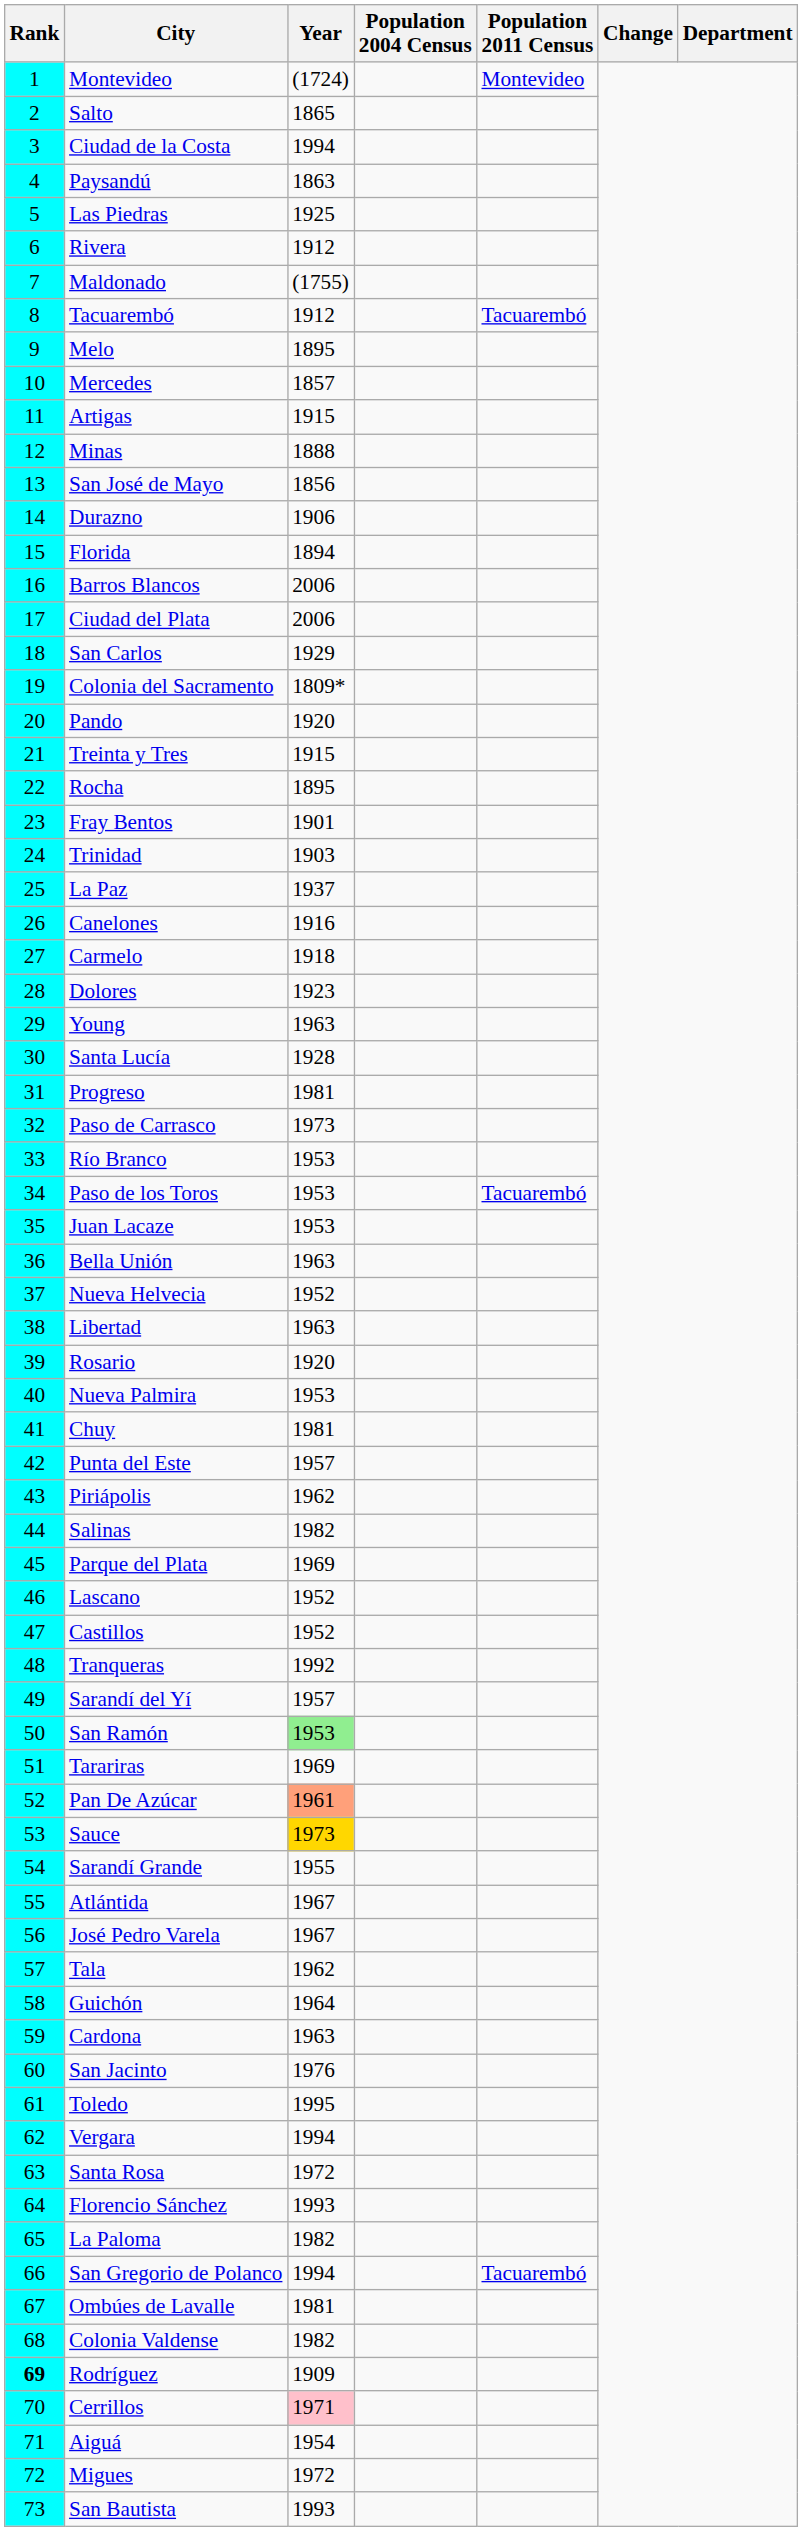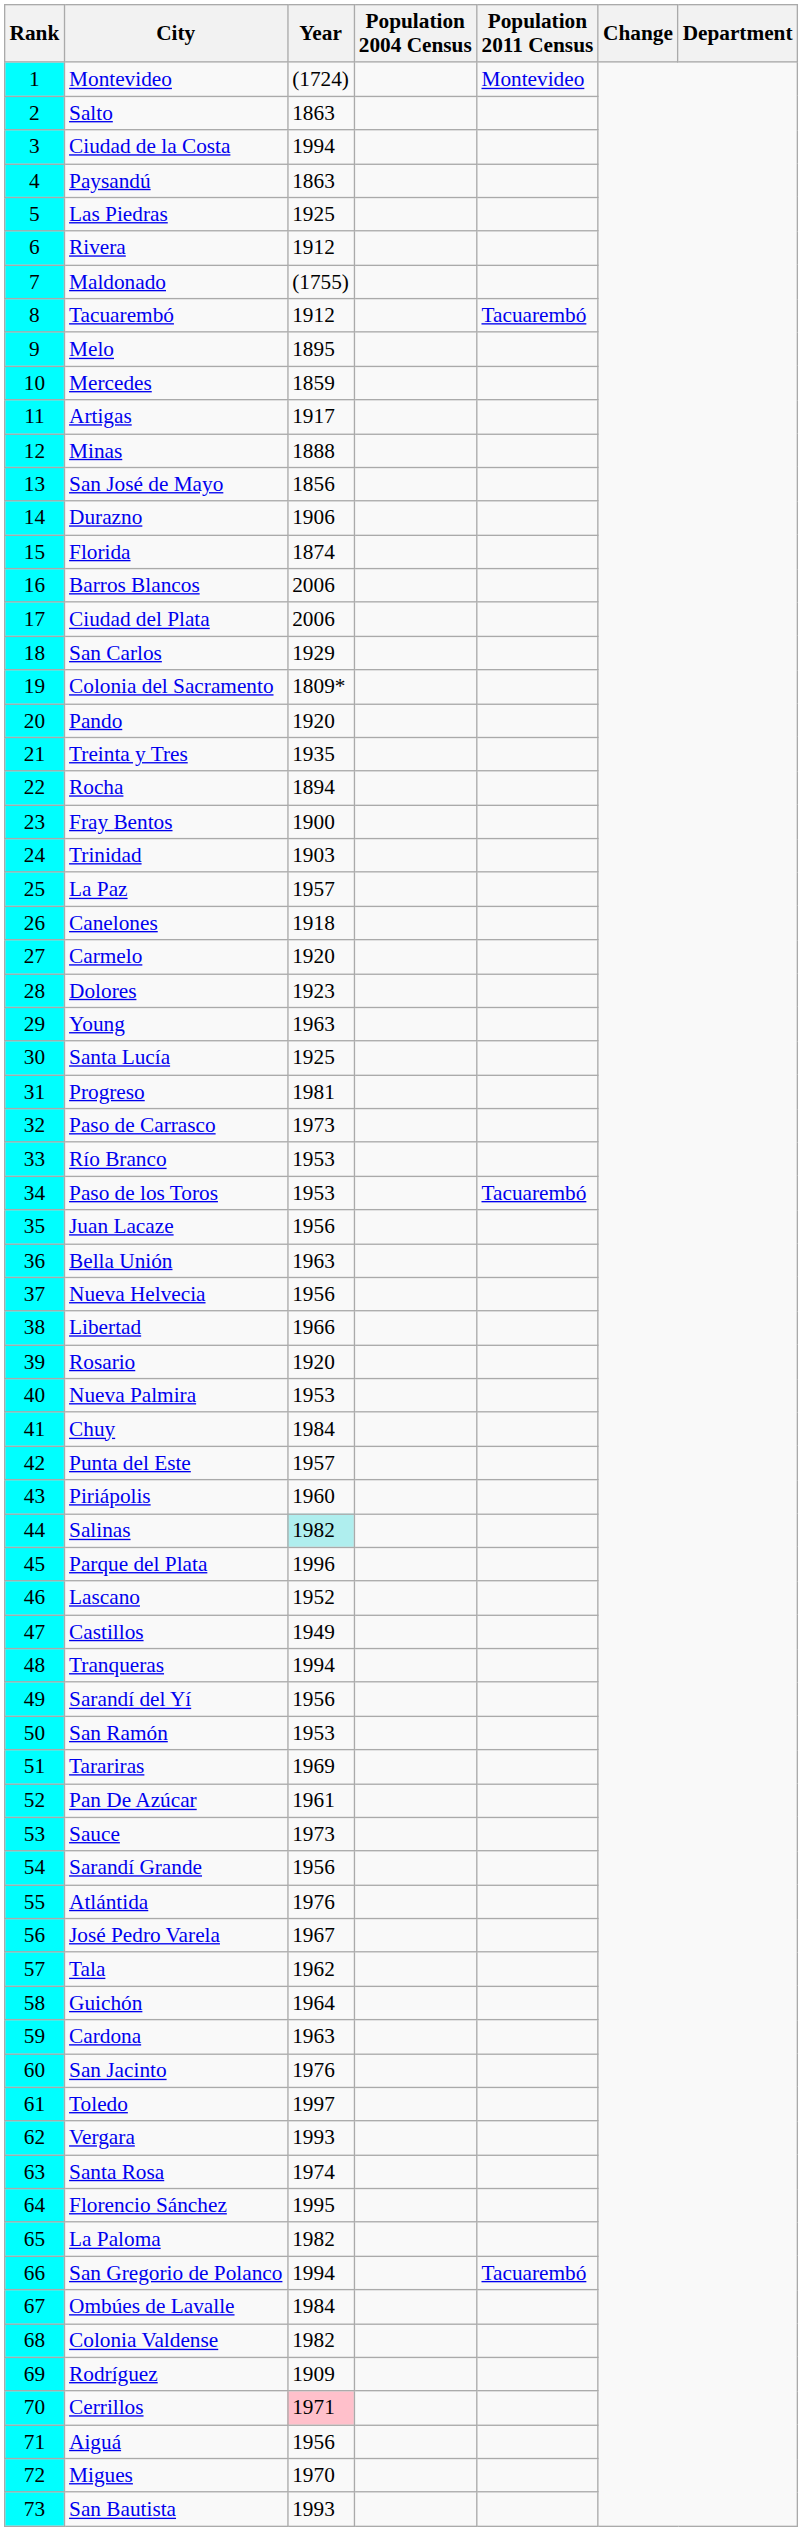(313, 112) 1865 -> (313, 112) 1863
(313, 382) 1857 -> (313, 382) 1859
(313, 416) 1915 -> (313, 416) 1917
(313, 551) 1894 -> (313, 551) 1874
(313, 754) 1915 -> (313, 754) 1935
(313, 787) 1895 -> (313, 787) 1894
(313, 821) 1901 -> (313, 821) 1900
(313, 889) 1937 -> (313, 889) 1957
(313, 922) 1916 -> (313, 922) 1918
(313, 956) 1918 -> (313, 956) 1920
(313, 1057) 1928 -> (313, 1057) 1925
(313, 1226) 1953 -> (313, 1226) 1956
(313, 1294) 1952 -> (313, 1294) 1956
(313, 1327) 1963 -> (313, 1327) 1966
(313, 1429) 1981 -> (313, 1429) 1984
(313, 1496) 1962 -> (313, 1496) 1960
(313, 1530) no background -> (313, 1530) paleturquoise background
(313, 1564) 1969 -> (313, 1564) 1996
(313, 1631) 1952 -> (313, 1631) 1949
(313, 1665) 1992 -> (313, 1665) 1994
(313, 1699) 1957 -> (313, 1699) 1956
(313, 1732) lightgreen background -> (313, 1732) no background
(313, 1800) lightsalmon background -> (313, 1800) no background
(313, 1833) gold background -> (313, 1833) no background
(313, 1867) 1955 -> (313, 1867) 1956
(313, 1901) 1967 -> (313, 1901) 1976
(313, 2103) 1995 -> (313, 2103) 1997
(313, 2137) 1994 -> (313, 2137) 1993
(313, 2171) 1972 -> (313, 2171) 1974
(313, 2205) 1993 -> (313, 2205) 1995
(313, 2306) 1981 -> (313, 2306) 1984
(34, 2373) bold -> (34, 2373) normal
(313, 2441) 1954 -> (313, 2441) 1956
(313, 2475) 1972 -> (313, 2475) 1970
